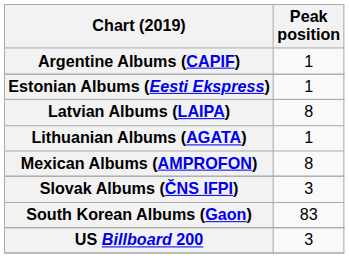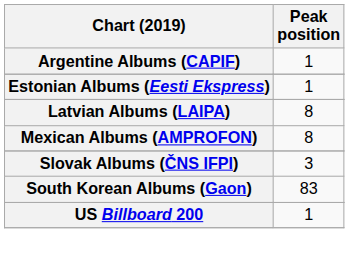- row: (139, 138)
(309, 240) 3 -> (309, 214) 1
